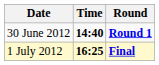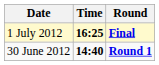rows swapped: (39, 32) <-> (35, 51)
